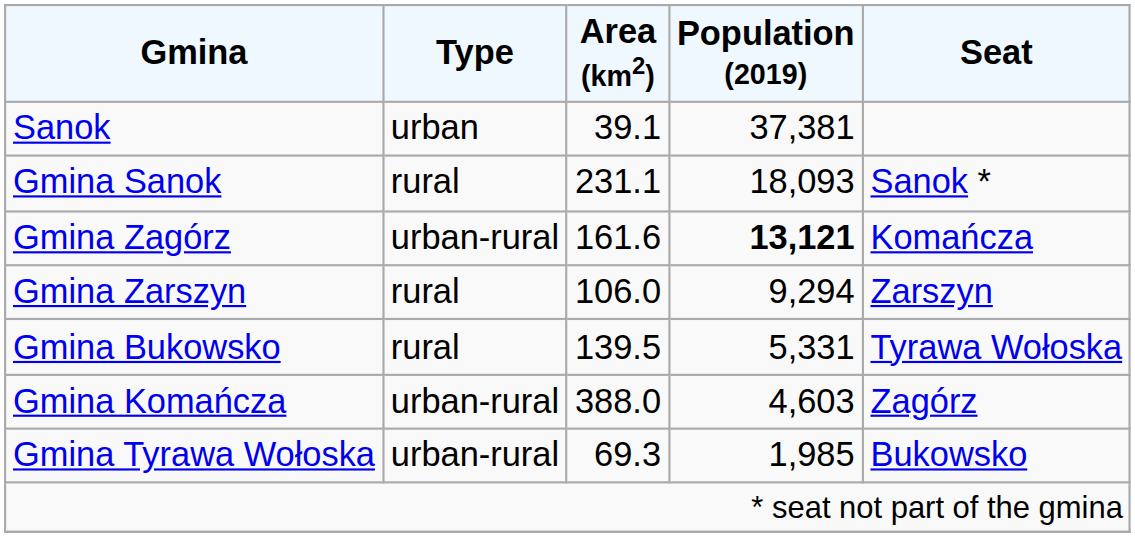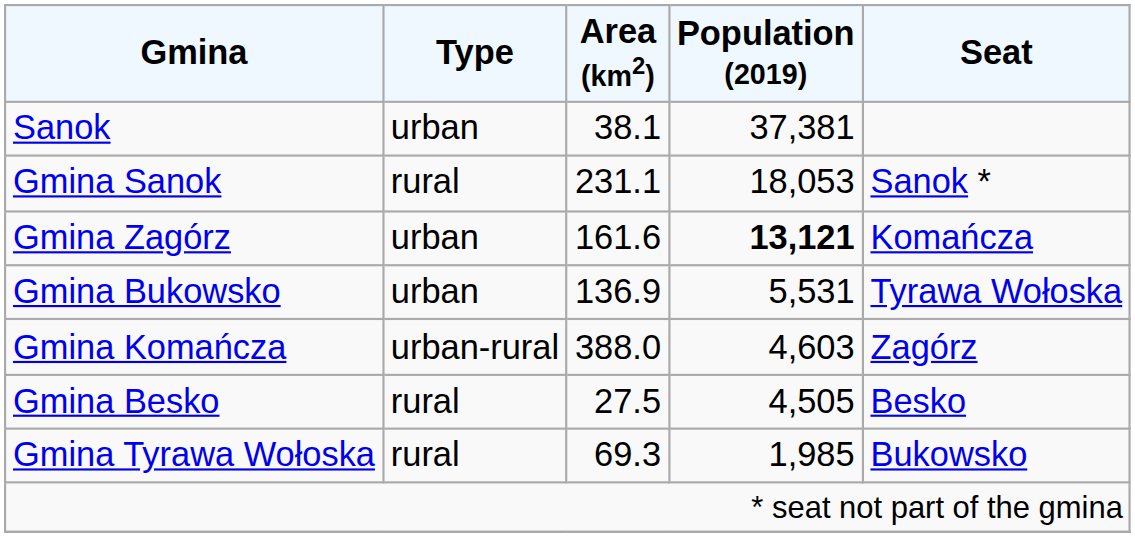(628, 128) 39.1 -> (628, 128) 38.1
(802, 182) 18,093 -> (802, 182) 18,053
(475, 237) urban-rural -> (435, 237) urban
- row: (130, 291)
(425, 346) rural -> (435, 291) urban
(618, 346) 139.5 -> (618, 291) 136.9
(812, 346) 5,331 -> (812, 291) 5,531
+ row: (116, 400)
(475, 455) urban-rural -> (425, 455) rural
